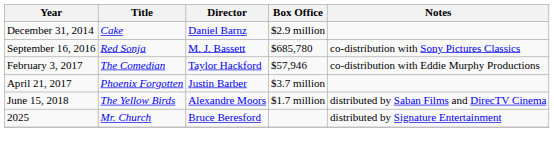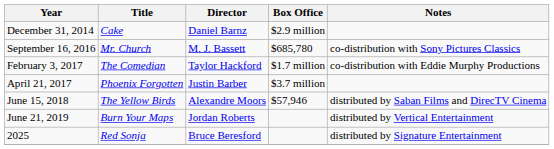(123, 48) Red Sonja -> (126, 48) Mr. Church
(289, 65) $57,946 -> (298, 65) $1.7 million
(298, 100) $1.7 million -> (289, 100) $57,946
+ row: (38, 118)
(126, 118) Mr. Church -> (123, 135) Red Sonja
